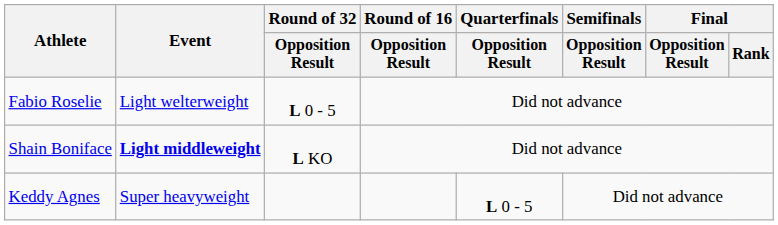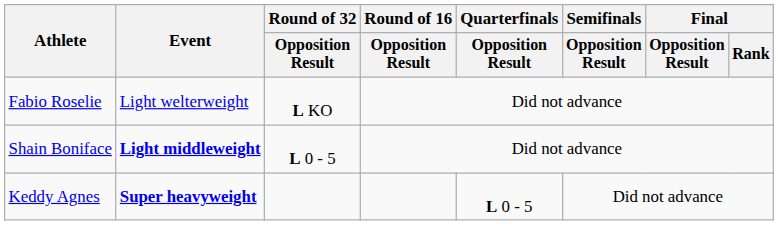(312, 111) L 0 - 5 -> (312, 111) L KO
(312, 159) L KO -> (312, 159) L 0 - 5
(185, 196) normal -> (188, 196) bold
